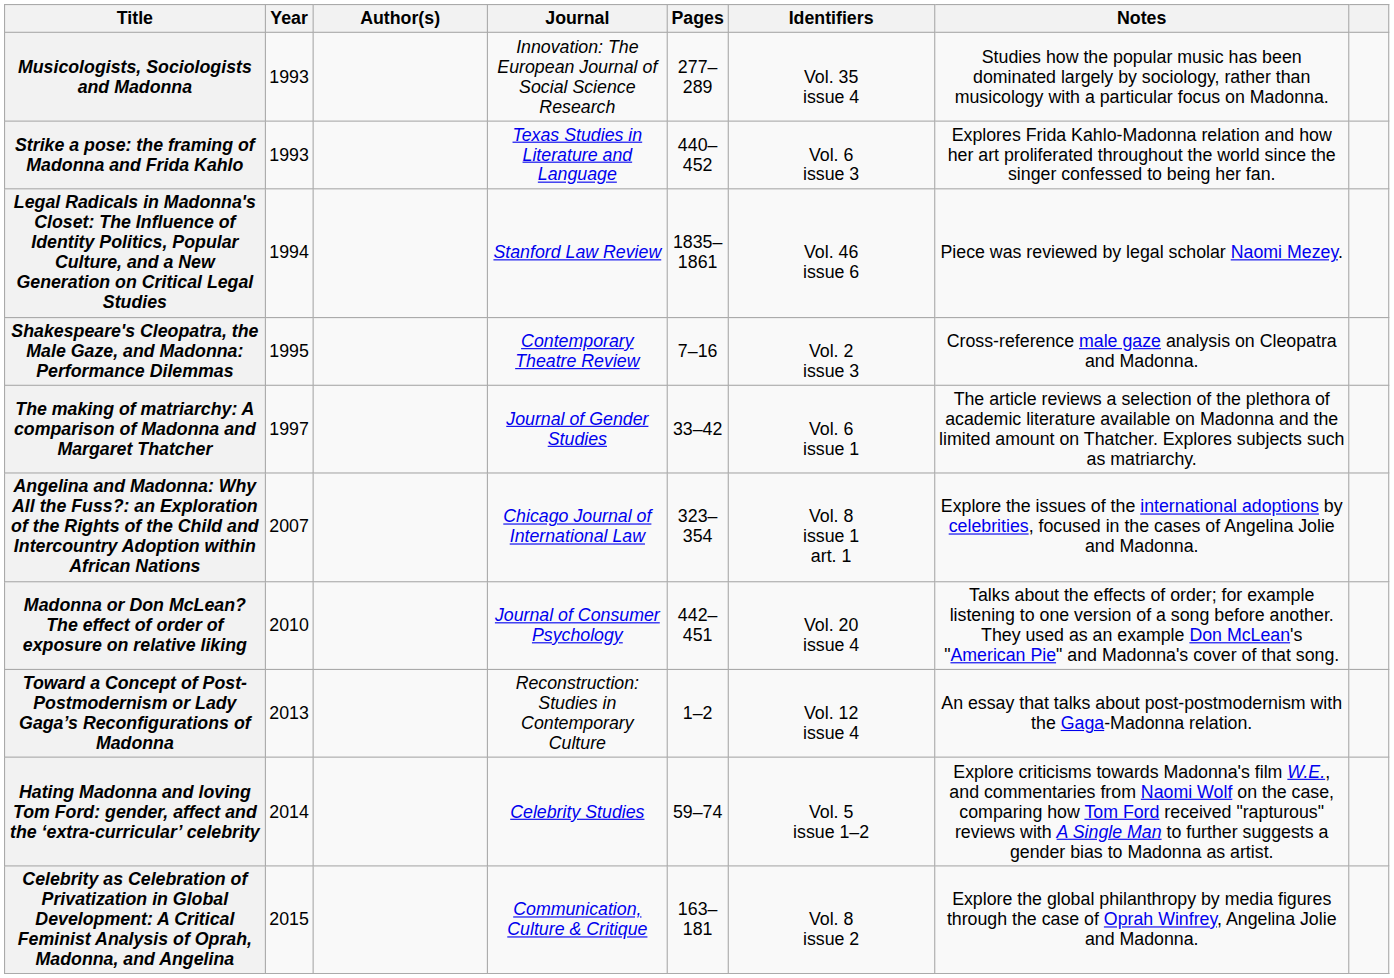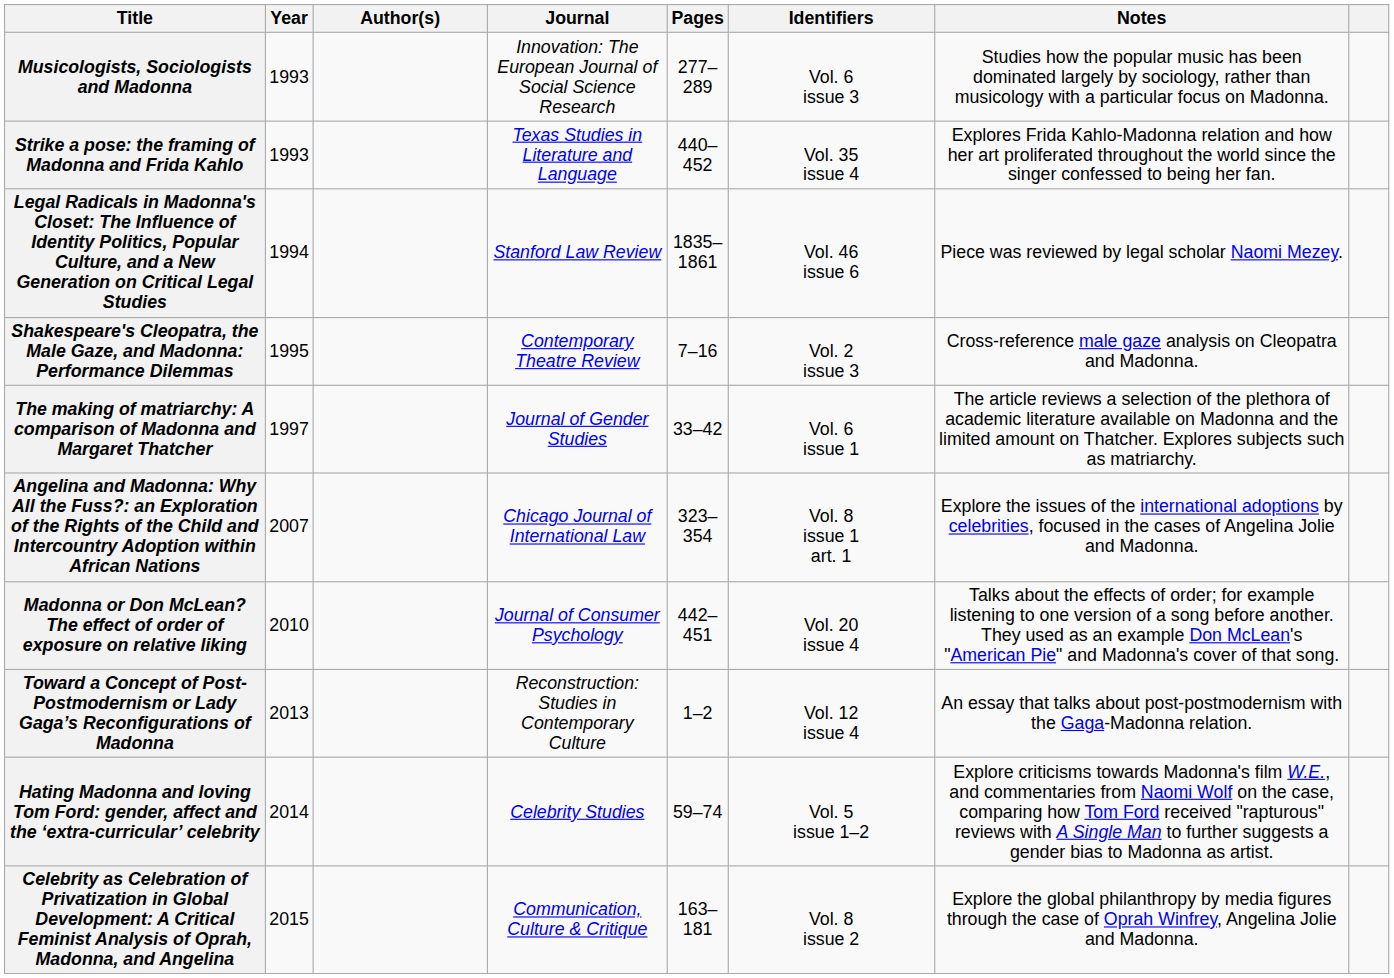(831, 86) Vol. 35 issue 4 -> (831, 86) Vol. 6 issue 3
(831, 164) Vol. 6 issue 3 -> (831, 164) Vol. 35 issue 4
